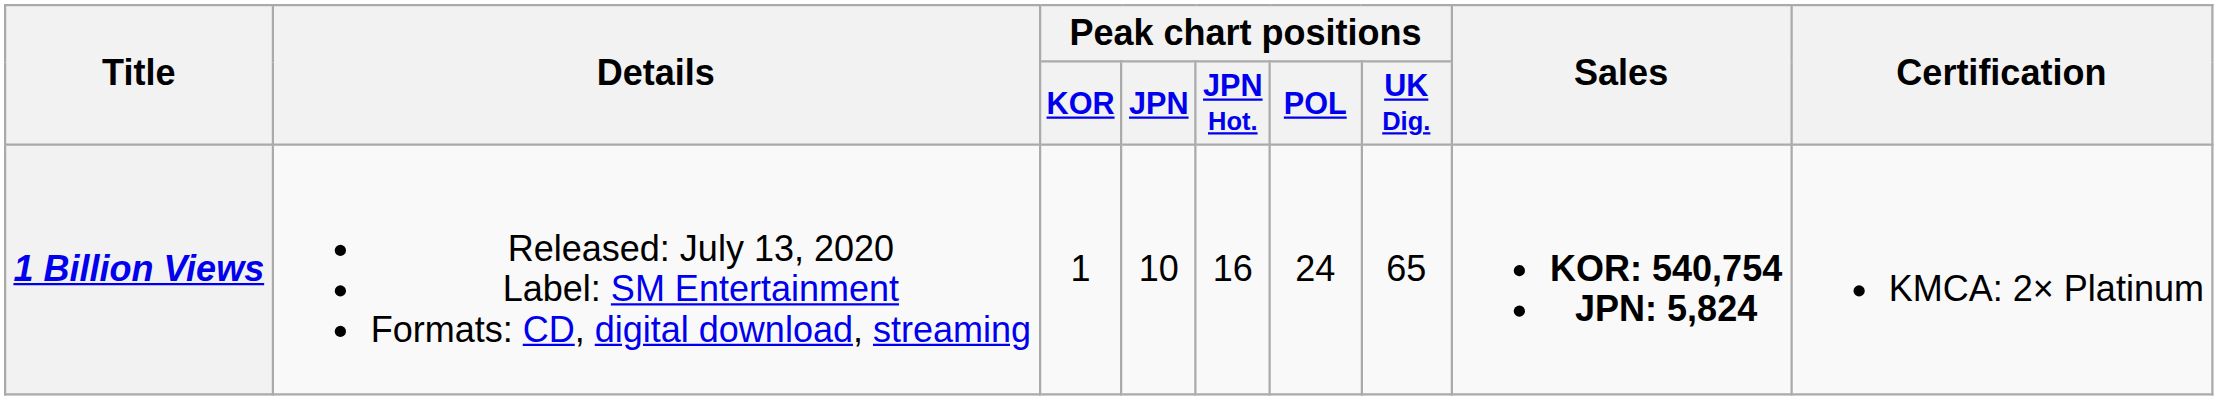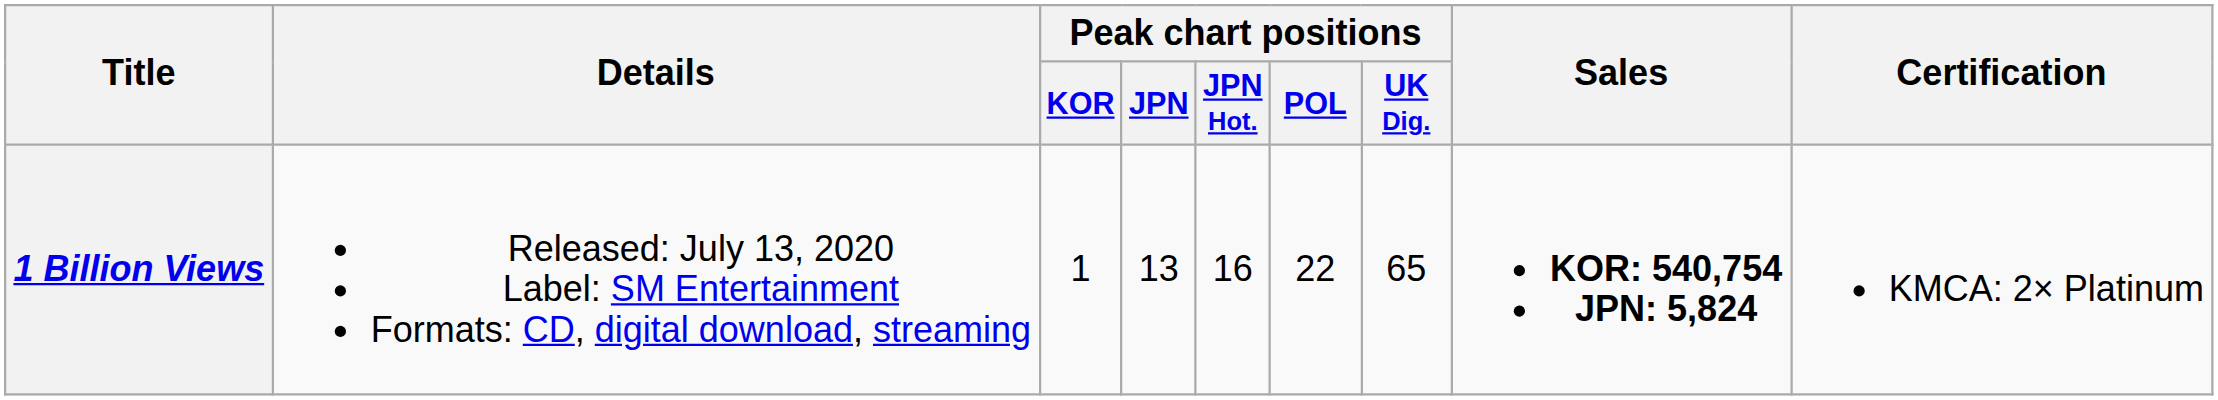(1159, 268) 10 -> (1159, 268) 13
(1315, 268) 24 -> (1315, 268) 22
